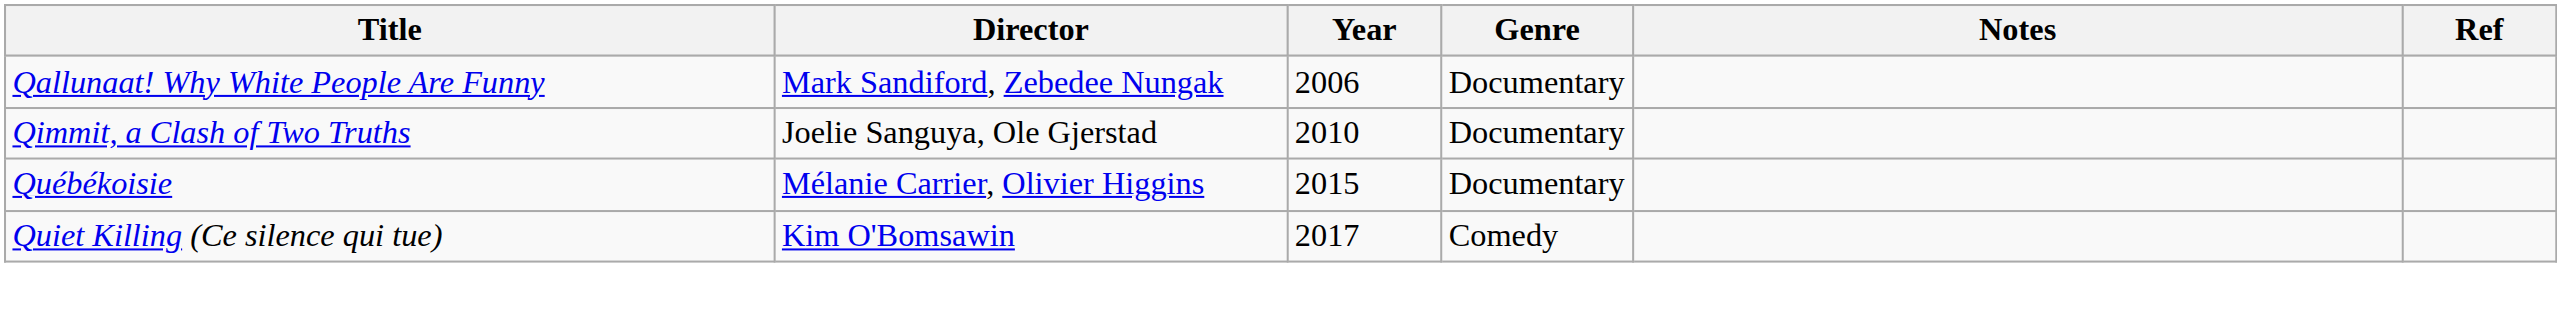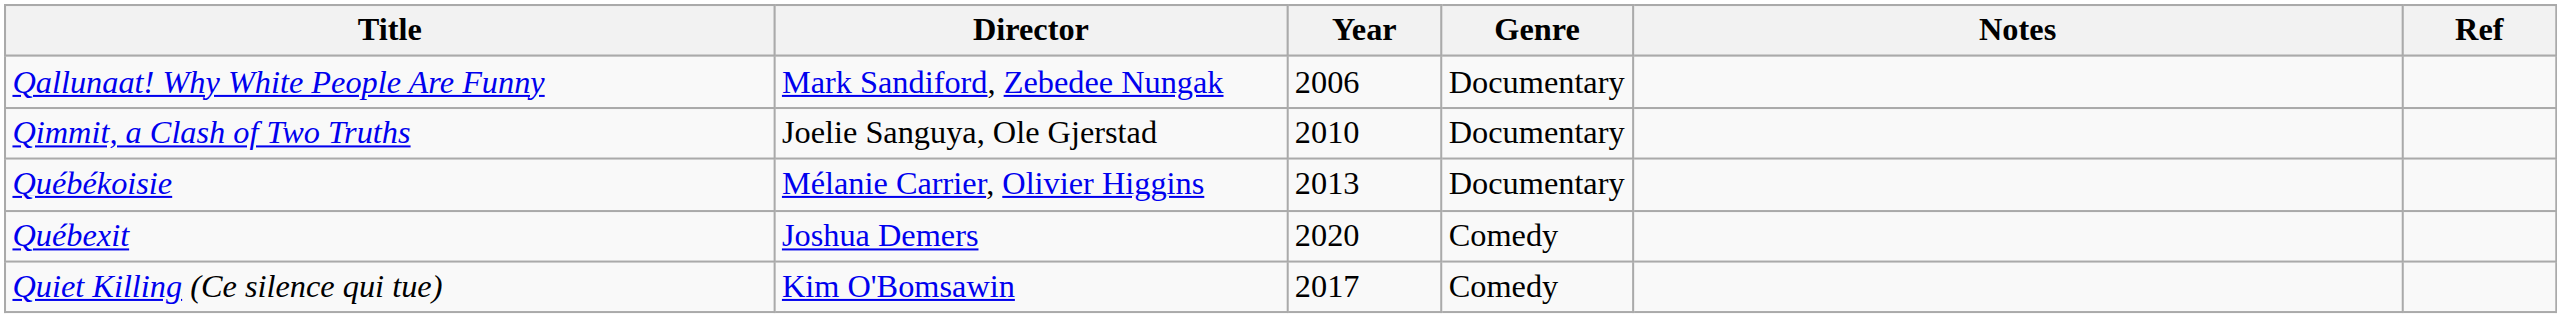(1327, 183) 2015 -> (1327, 183) 2013
+ row: (71, 235)
